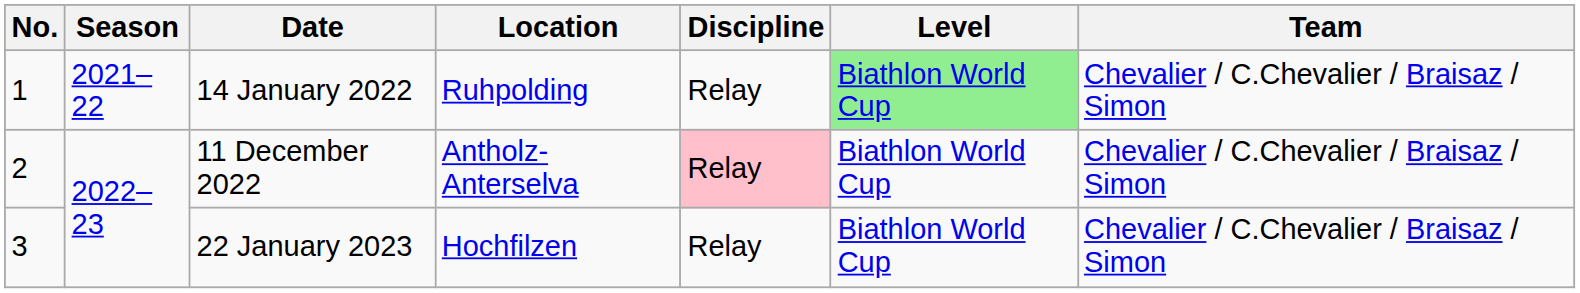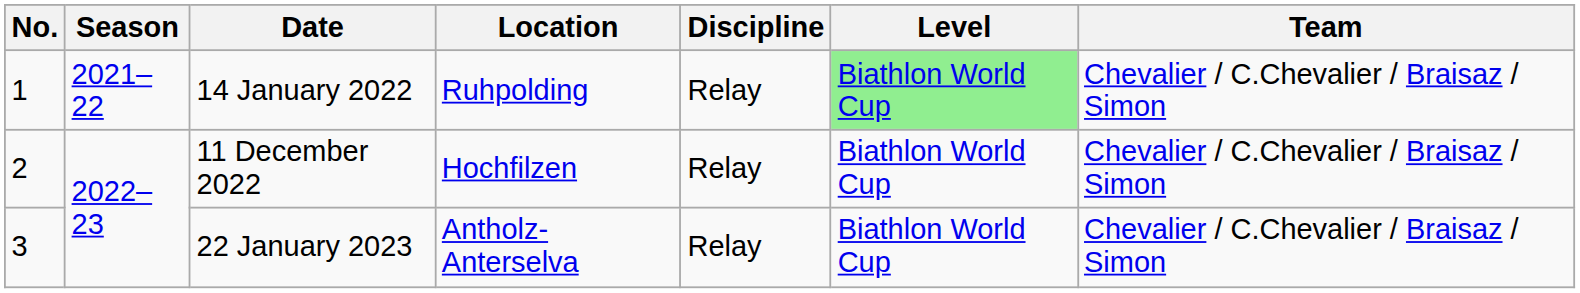(510, 168) Antholz-Anterselva -> (509, 168) Hochfilzen
(725, 168) pink background -> (725, 168) no background
(509, 246) Hochfilzen -> (510, 246) Antholz-Anterselva
